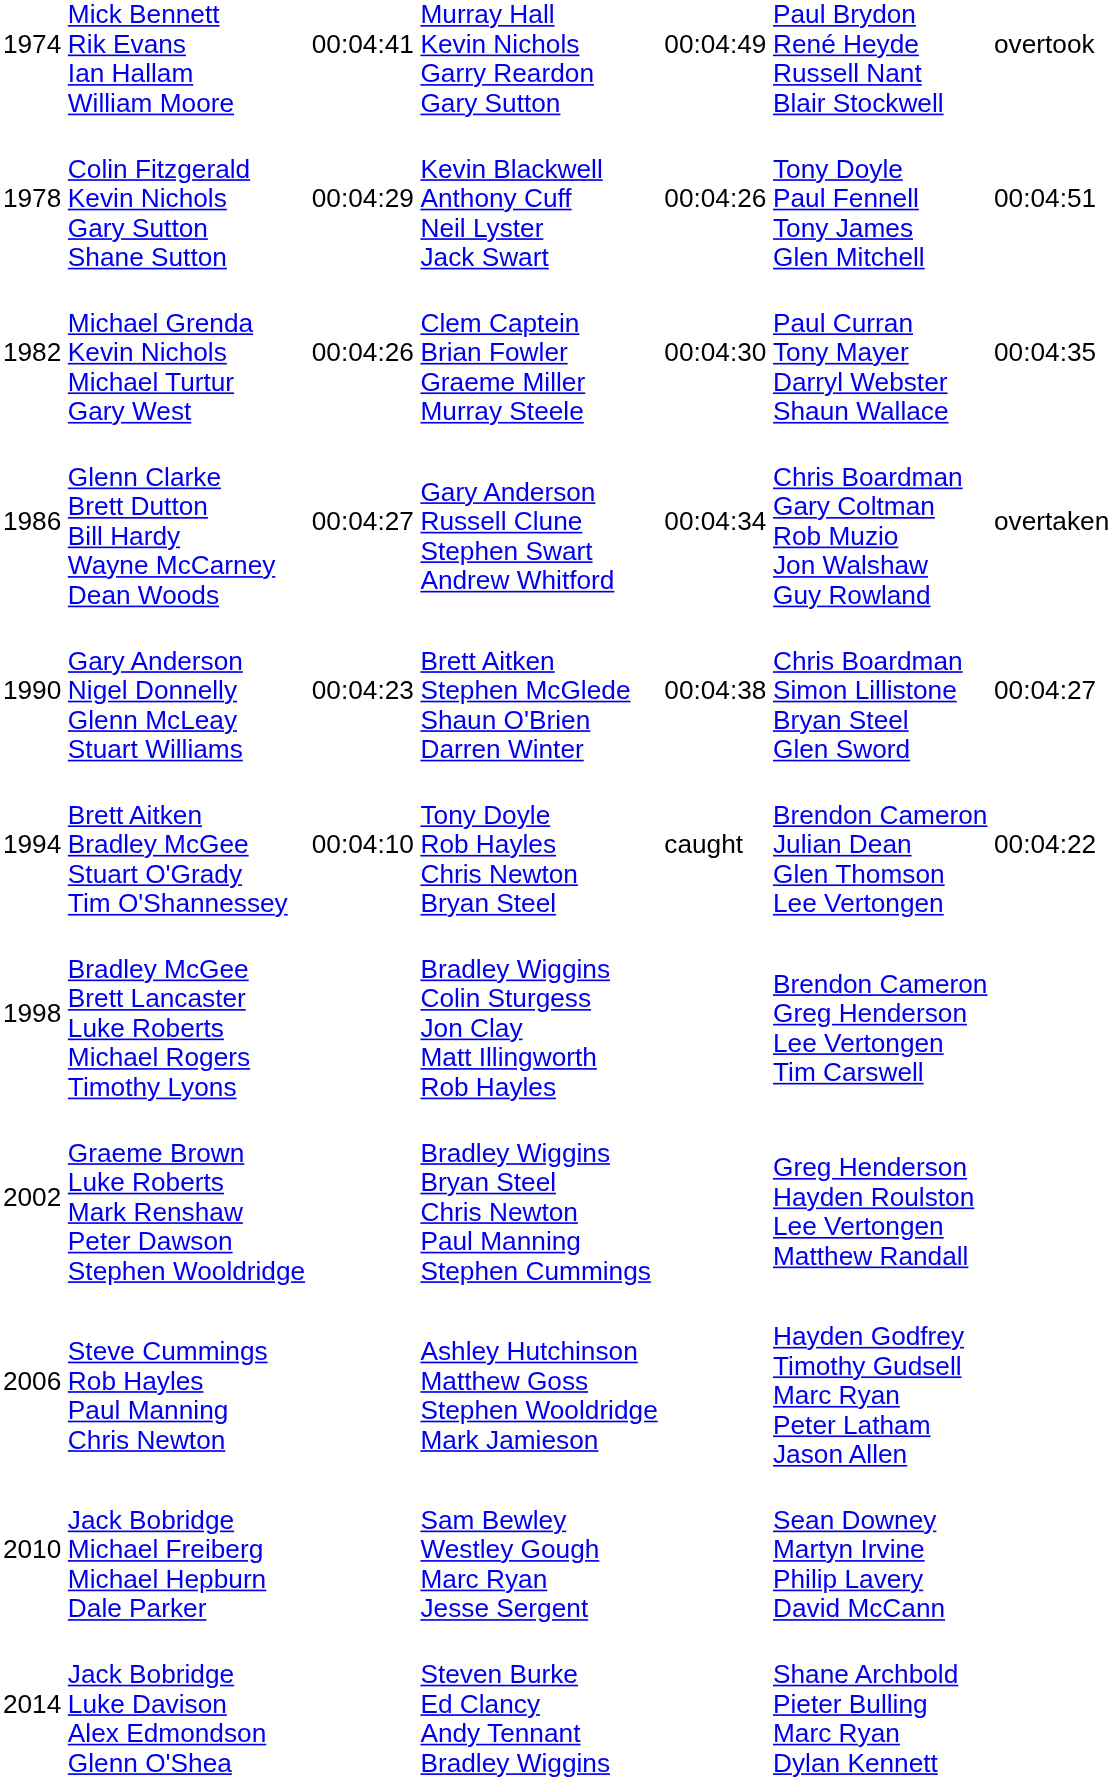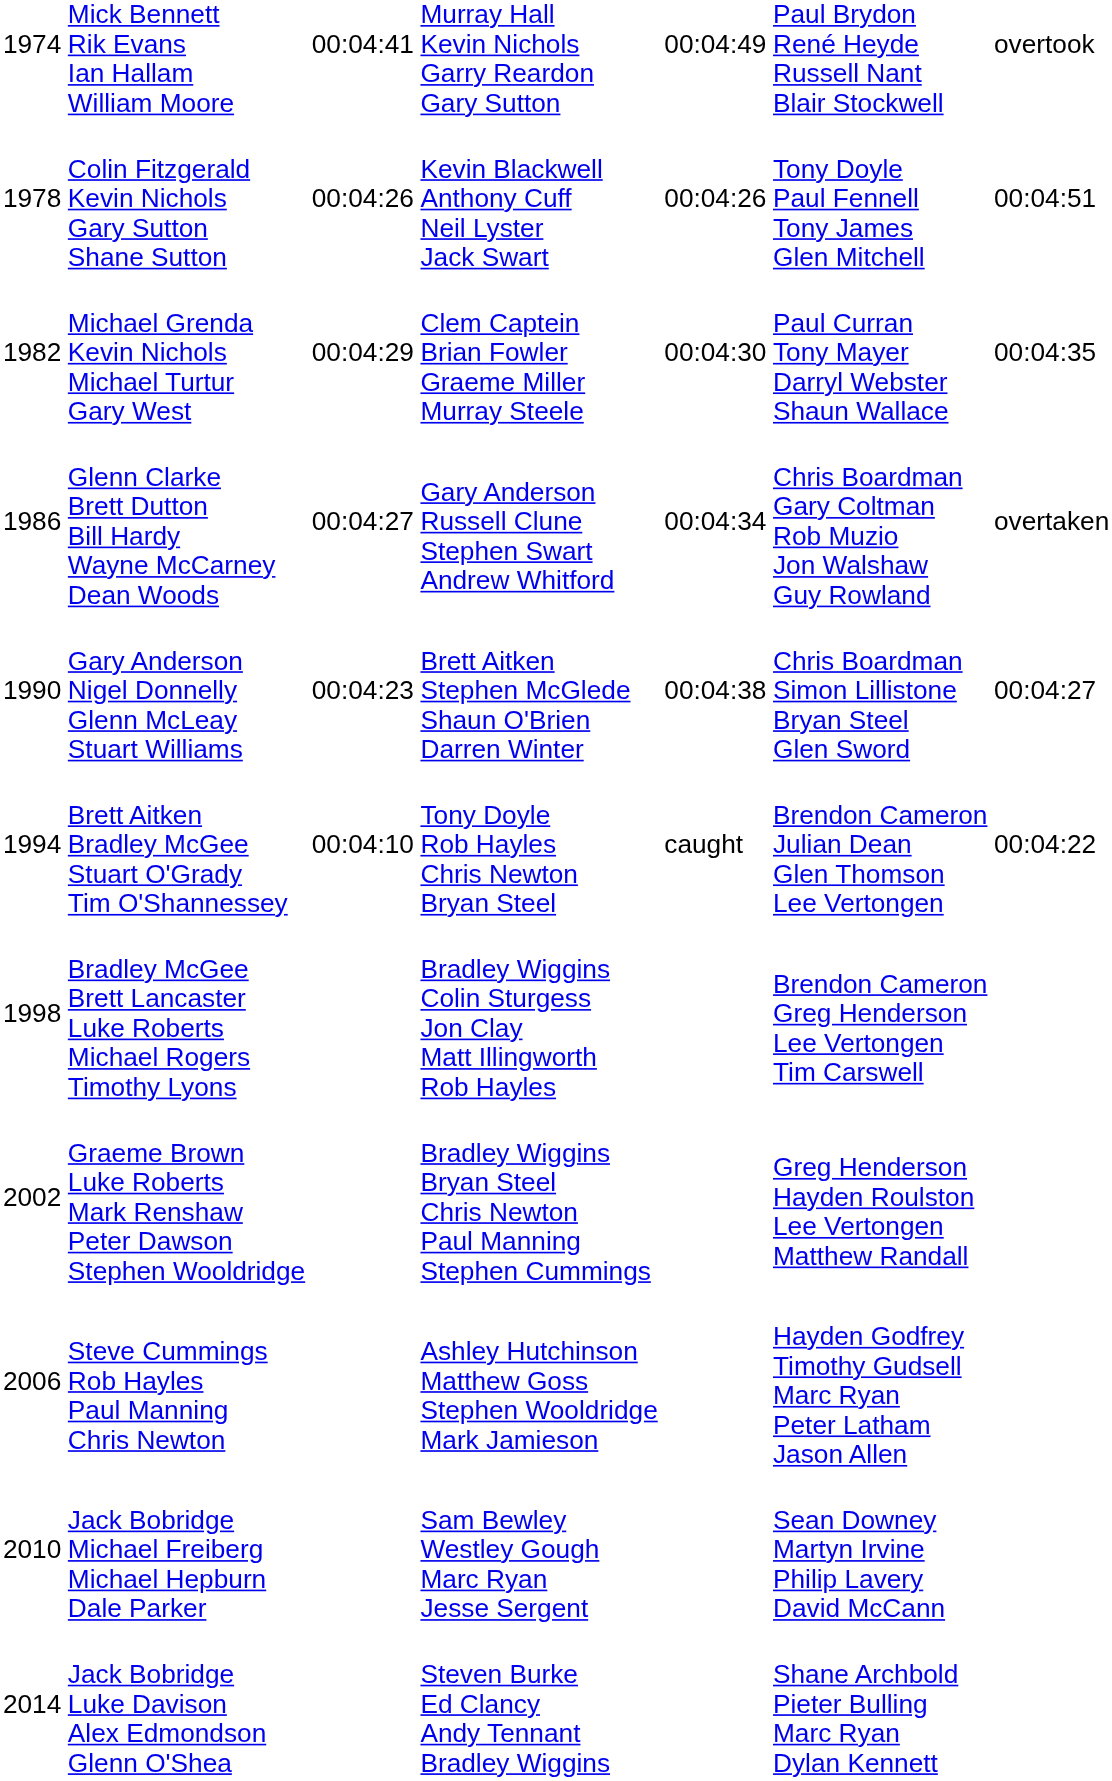(363, 198) 00:04:29 -> (363, 198) 00:04:26
(363, 352) 00:04:26 -> (363, 352) 00:04:29
